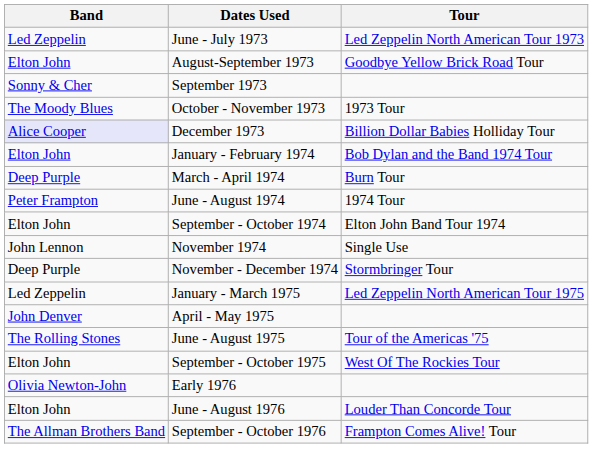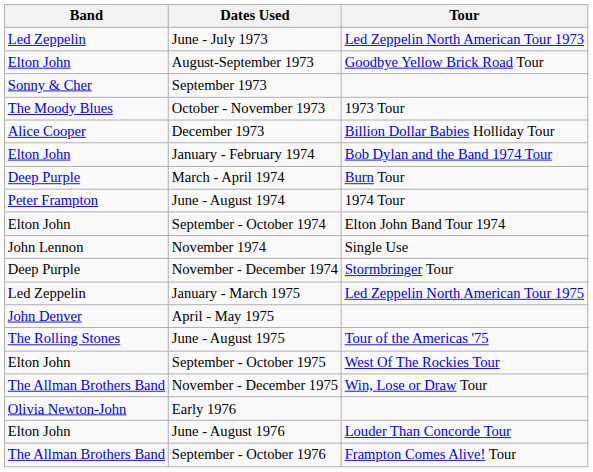(47, 131) lavender background -> (47, 131) no background
+ row: (255, 385)
